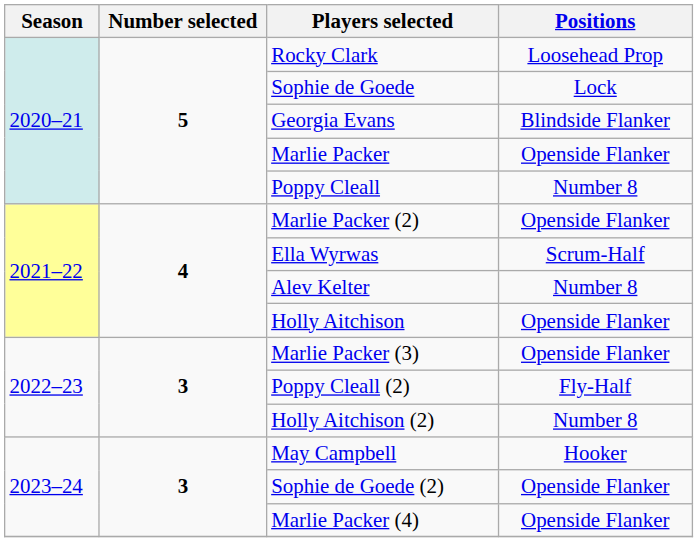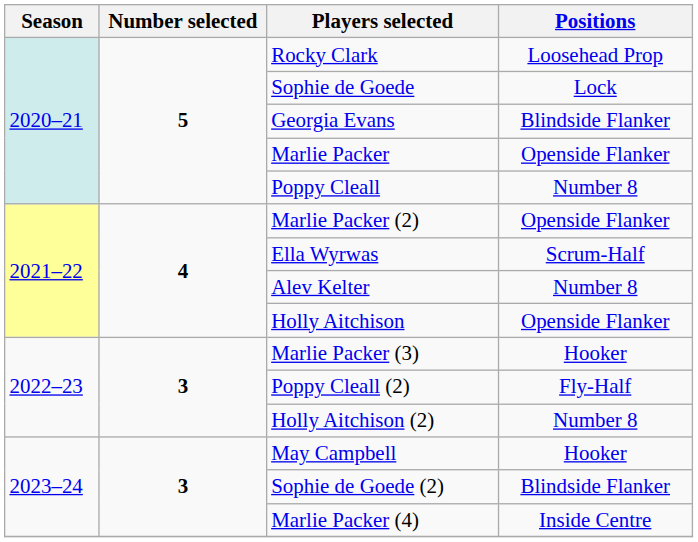(595, 353) Openside Flanker -> (595, 353) Hooker
(595, 486) Openside Flanker -> (595, 486) Blindside Flanker
(595, 519) Openside Flanker -> (595, 519) Inside Centre
